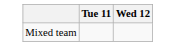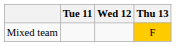+ column: (153, 14)
